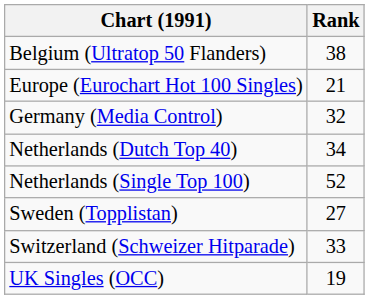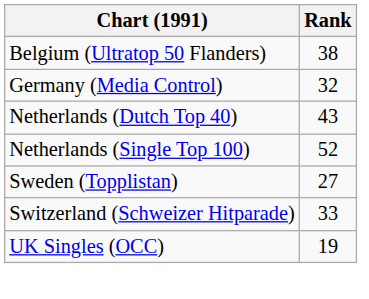- row: (156, 85)
(336, 149) 34 -> (328, 117) 43
